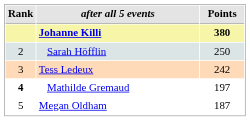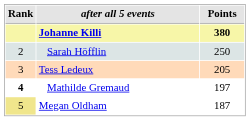(222, 69) 242 -> (222, 69) 205
(21, 106) no background -> (21, 106) khaki background
